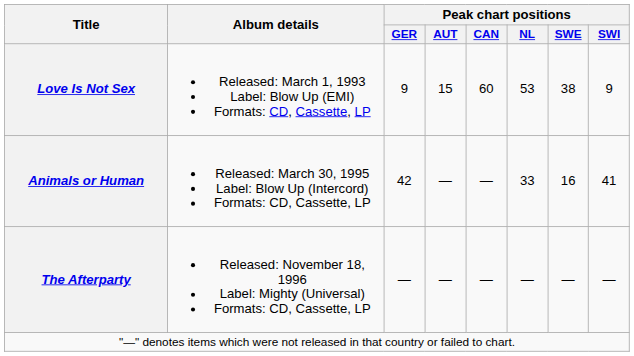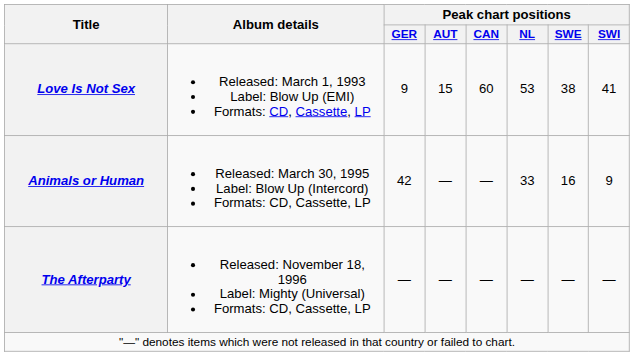(609, 89) 9 -> (609, 89) 41
(609, 180) 41 -> (609, 180) 9
